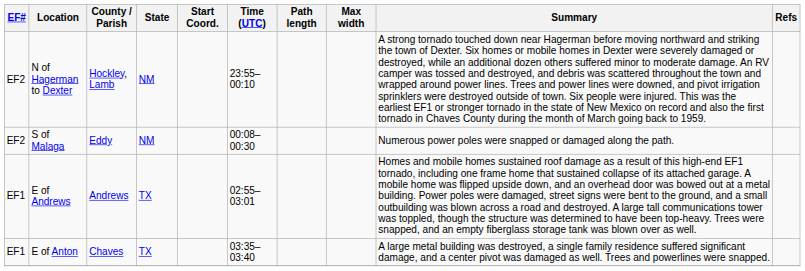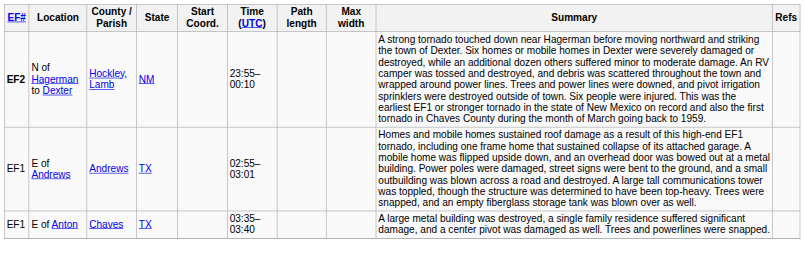(16, 79) normal -> (16, 79) bold
- row: (48, 140)
